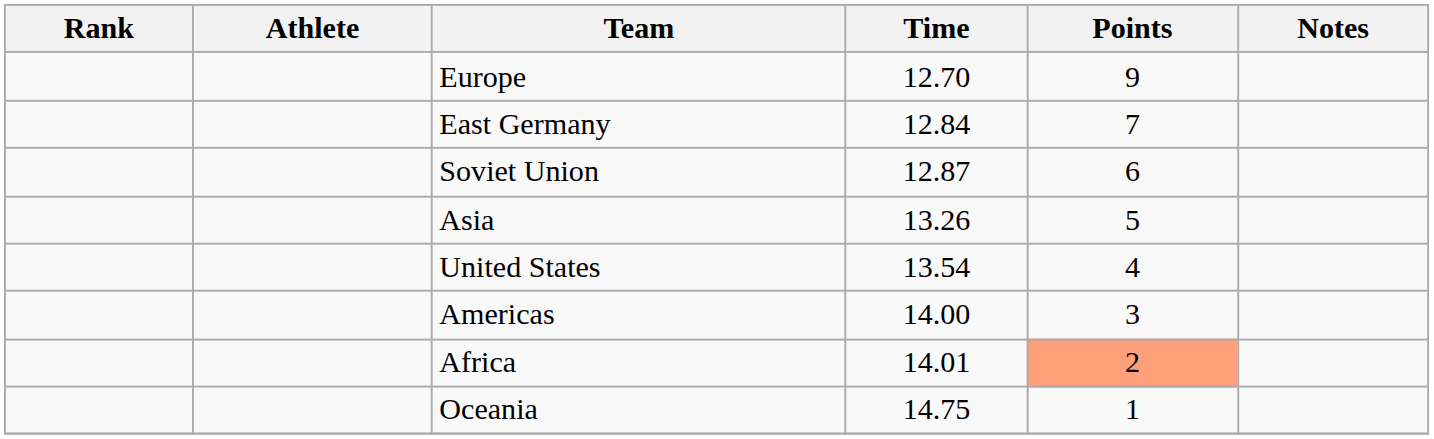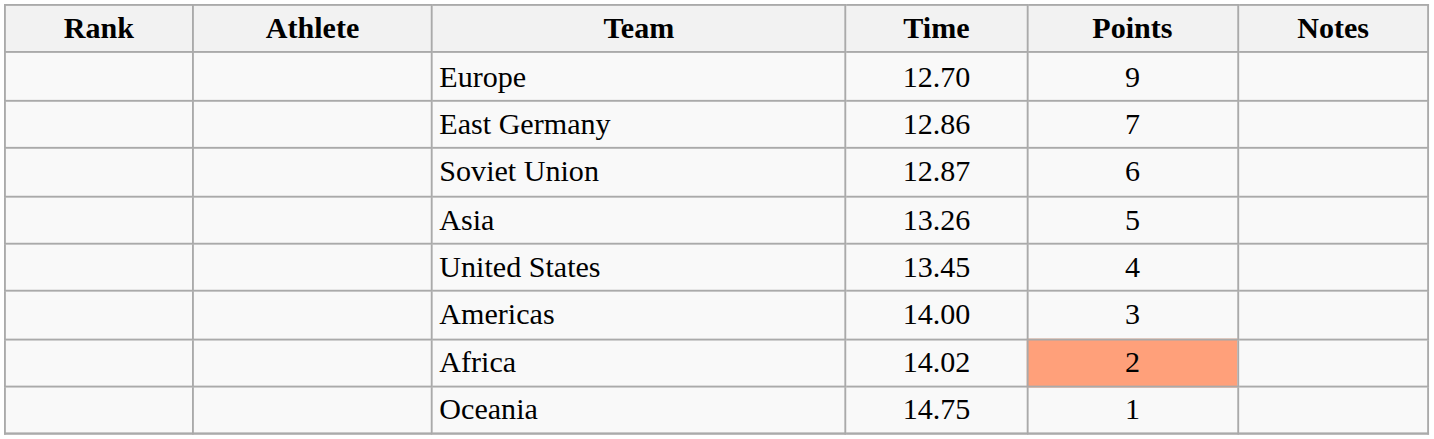(936, 123) 12.84 -> (936, 123) 12.86
(936, 266) 13.54 -> (936, 266) 13.45
(936, 362) 14.01 -> (936, 362) 14.02
